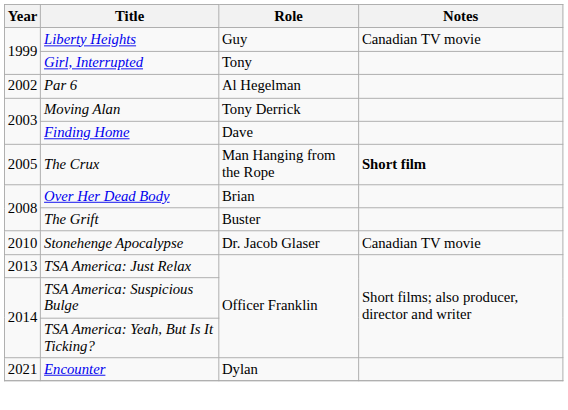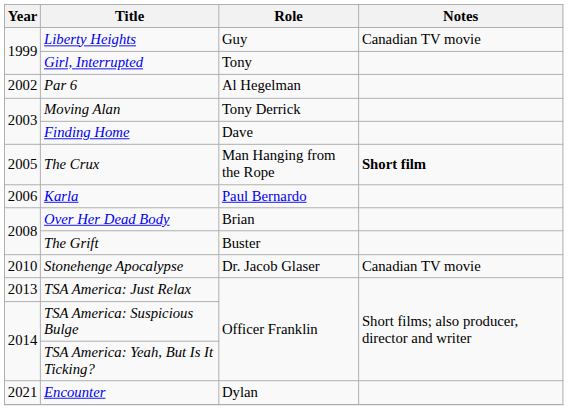+ row: (61, 196)
